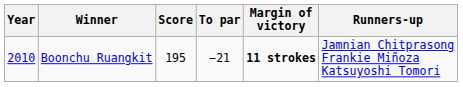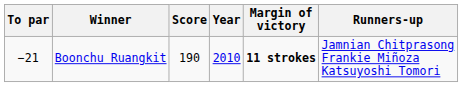columns swapped: (21, 21) <-> (220, 21)
(176, 59) 195 -> (190, 59) 190
